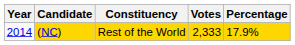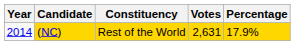(207, 31) 2,333 -> (207, 31) 2,631
